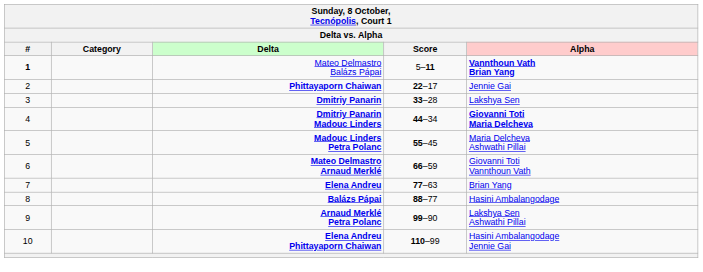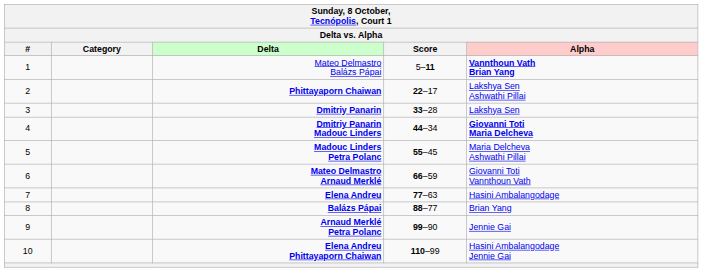(28, 68) bold -> (28, 68) normal
(490, 87) Jennie Gai -> (497, 92) Lakshya Sen Ashwathi Pillai
(490, 185) Brian Yang -> (514, 195) Hasini Ambalangodage
(514, 199) Hasini Ambalangodage -> (490, 209) Brian Yang
(497, 218) Lakshya Sen Ashwathi Pillai -> (490, 228) Jennie Gai
